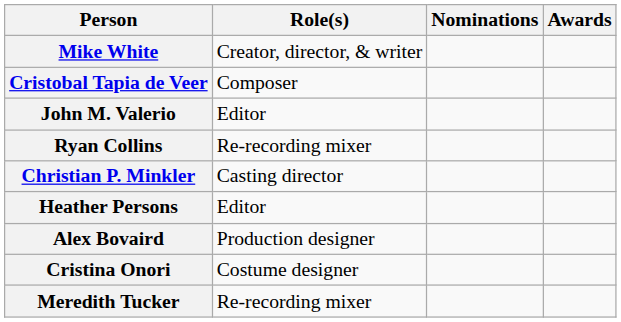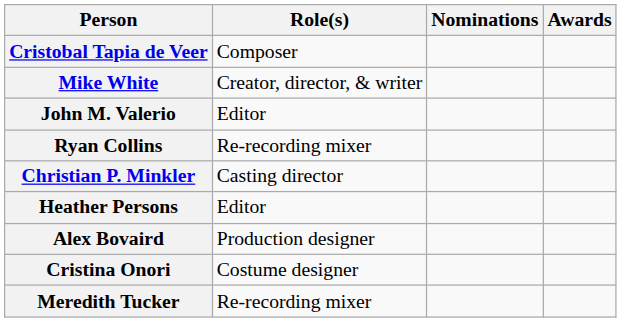rows swapped: (108, 51) <-> (108, 82)
